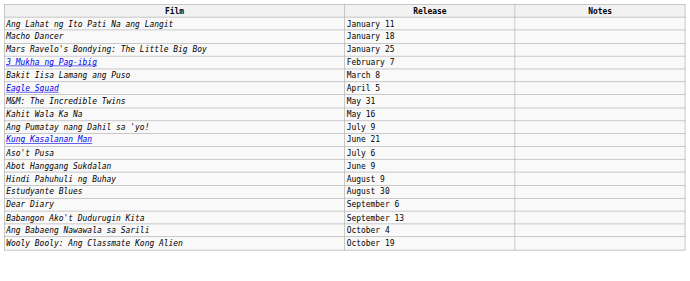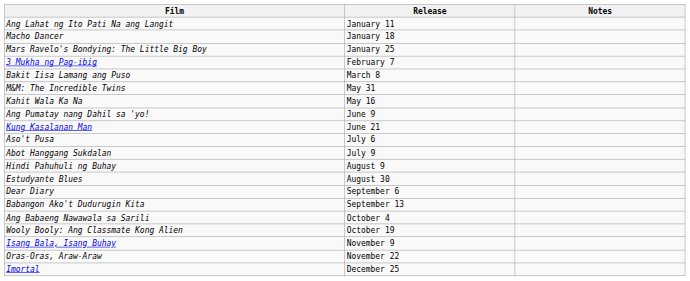- row: (32, 88)
(361, 127) July 9 -> (361, 114) June 9
(361, 166) June 9 -> (361, 153) July 9
+ row: (61, 243)
+ row: (54, 256)
+ row: (23, 269)
